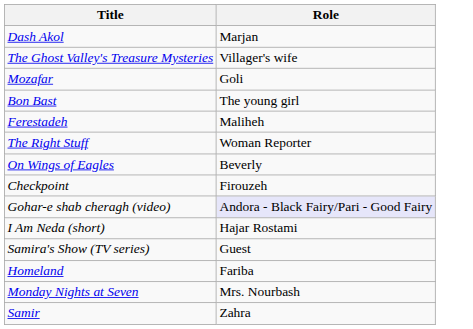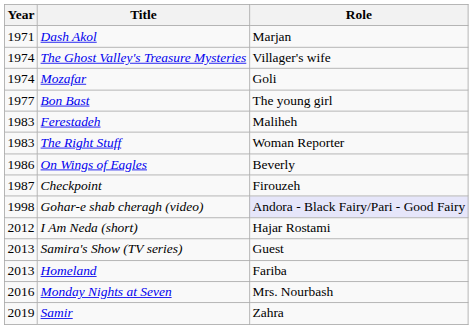+ column: (21, 15)
